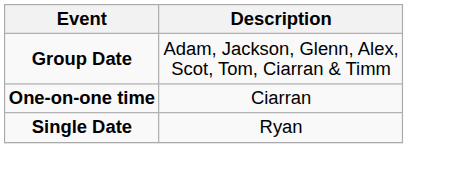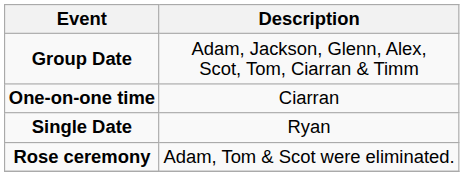+ row: (82, 156)
